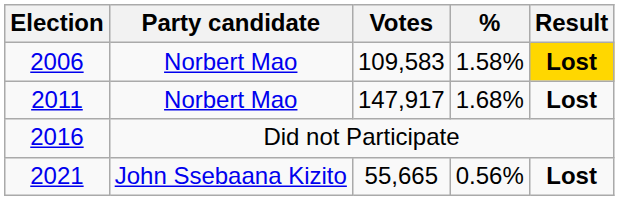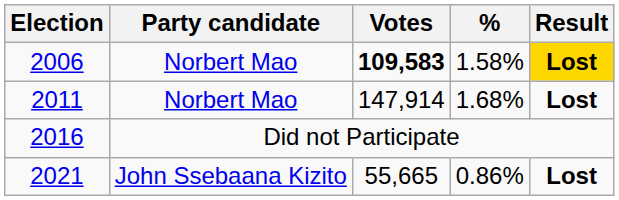(401, 61) normal -> (401, 61) bold
(401, 99) 147,917 -> (401, 99) 147,914
(490, 175) 0.56% -> (490, 175) 0.86%
